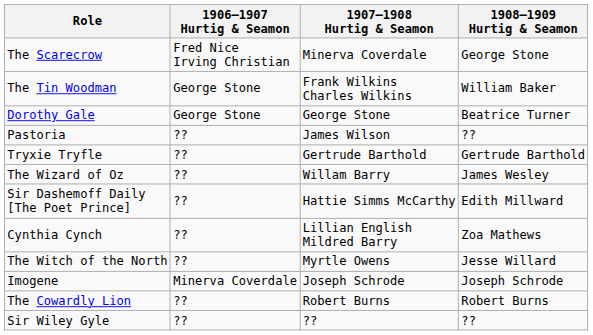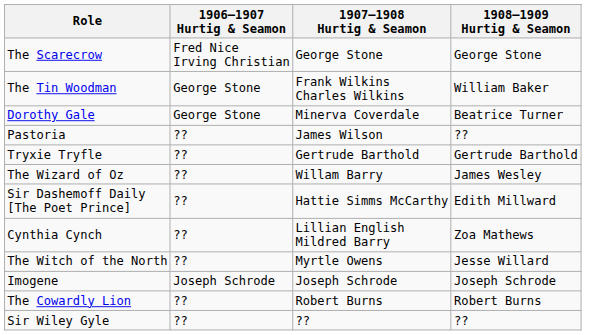(365, 55) Minerva Coverdale -> (339, 55) George Stone
(346, 115) George Stone -> (357, 115) Minerva Coverdale
(235, 281) Minerva Coverdale -> (224, 281) Joseph Schrode
